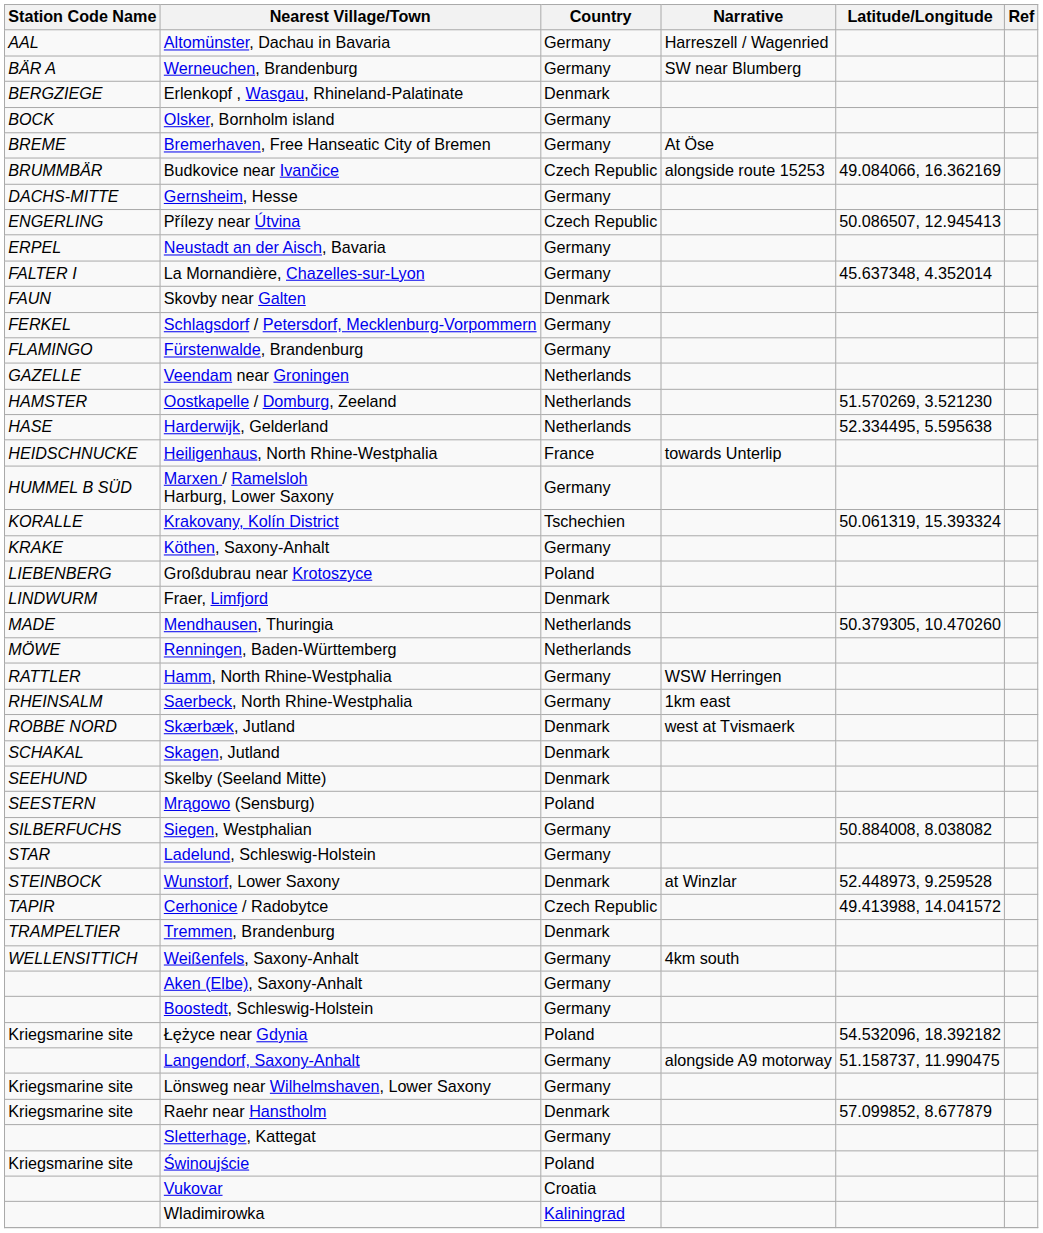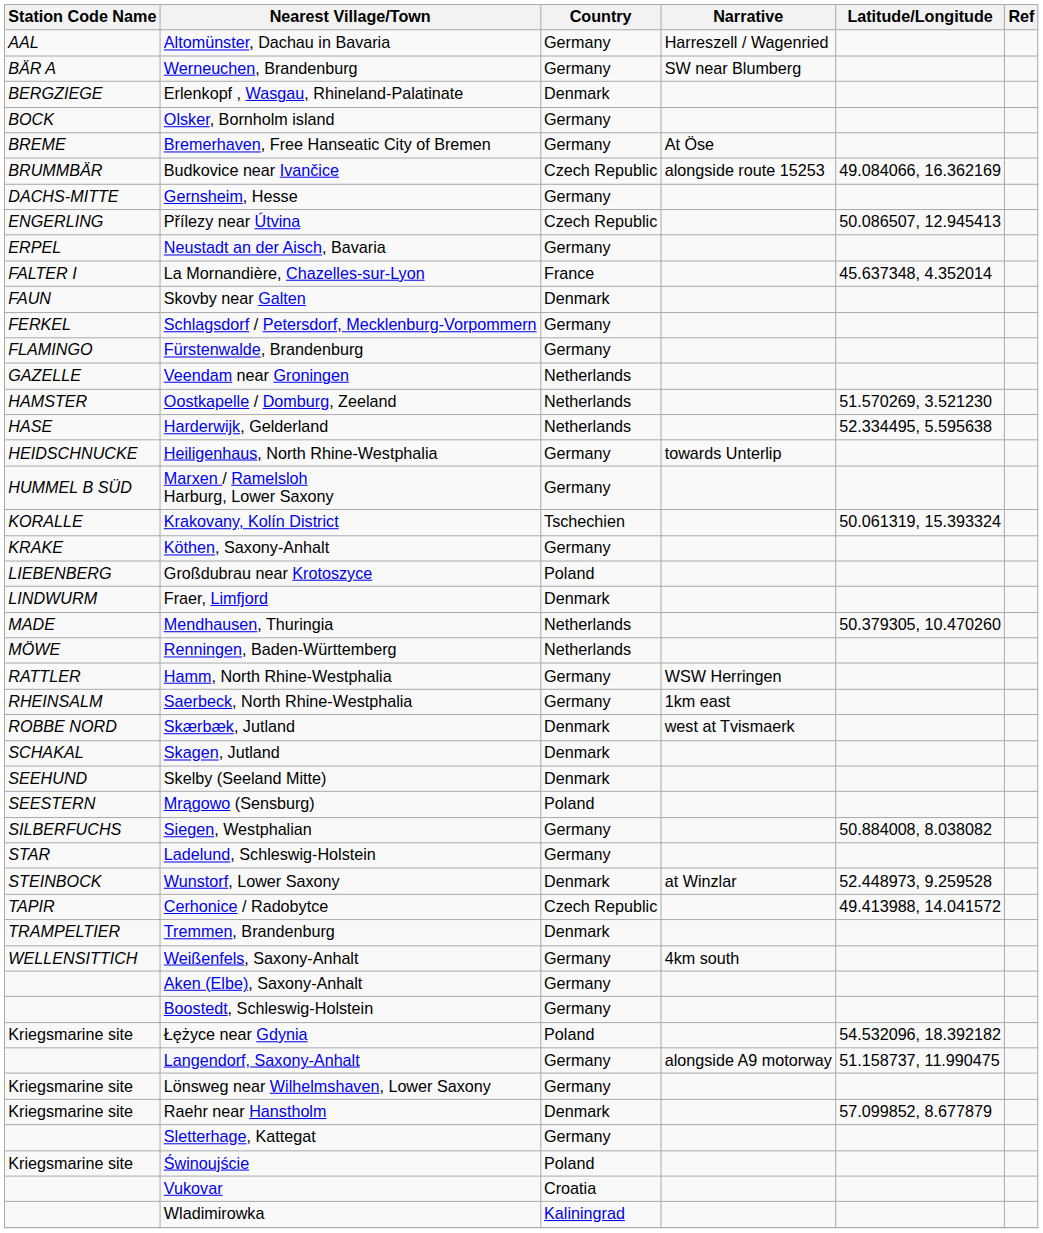(577, 273) Germany -> (569, 273) France
(569, 453) France -> (577, 453) Germany
